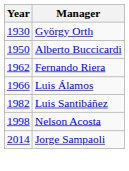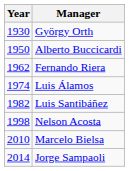- row: (18, 85)
+ row: (18, 85)
+ row: (18, 139)
